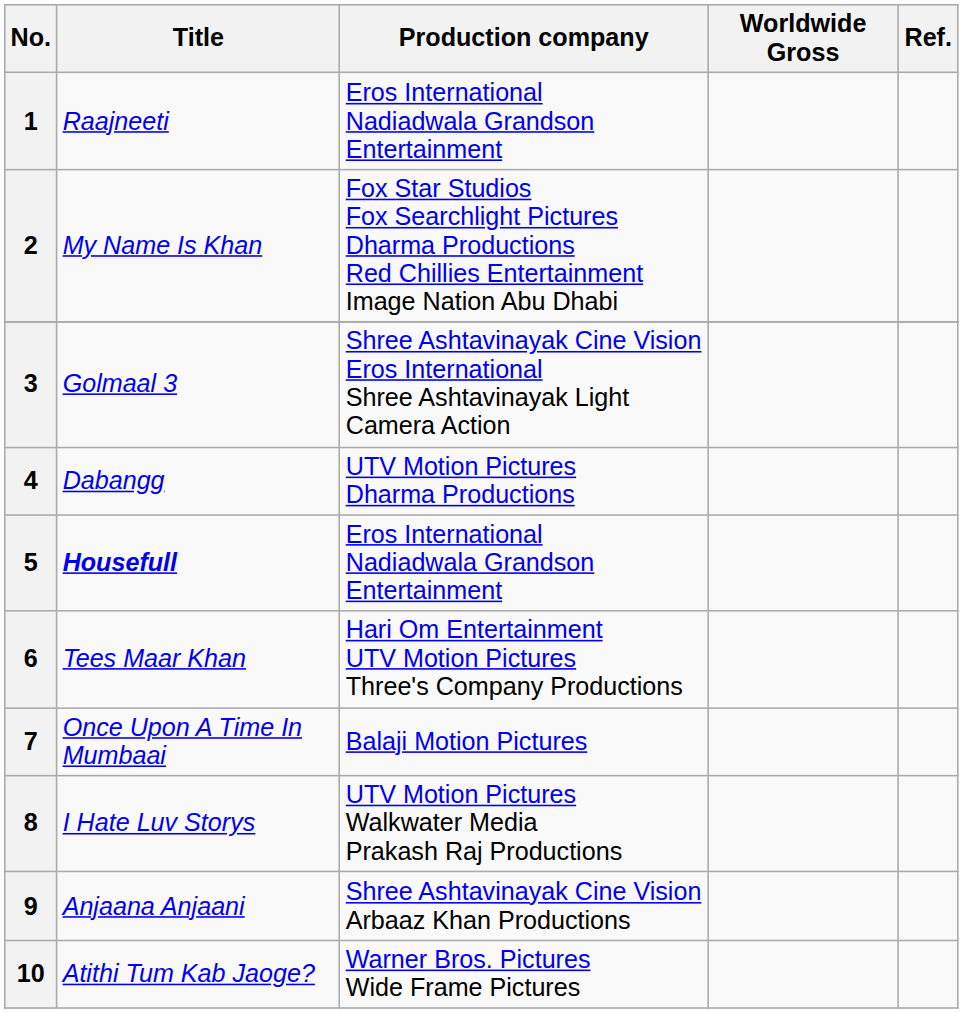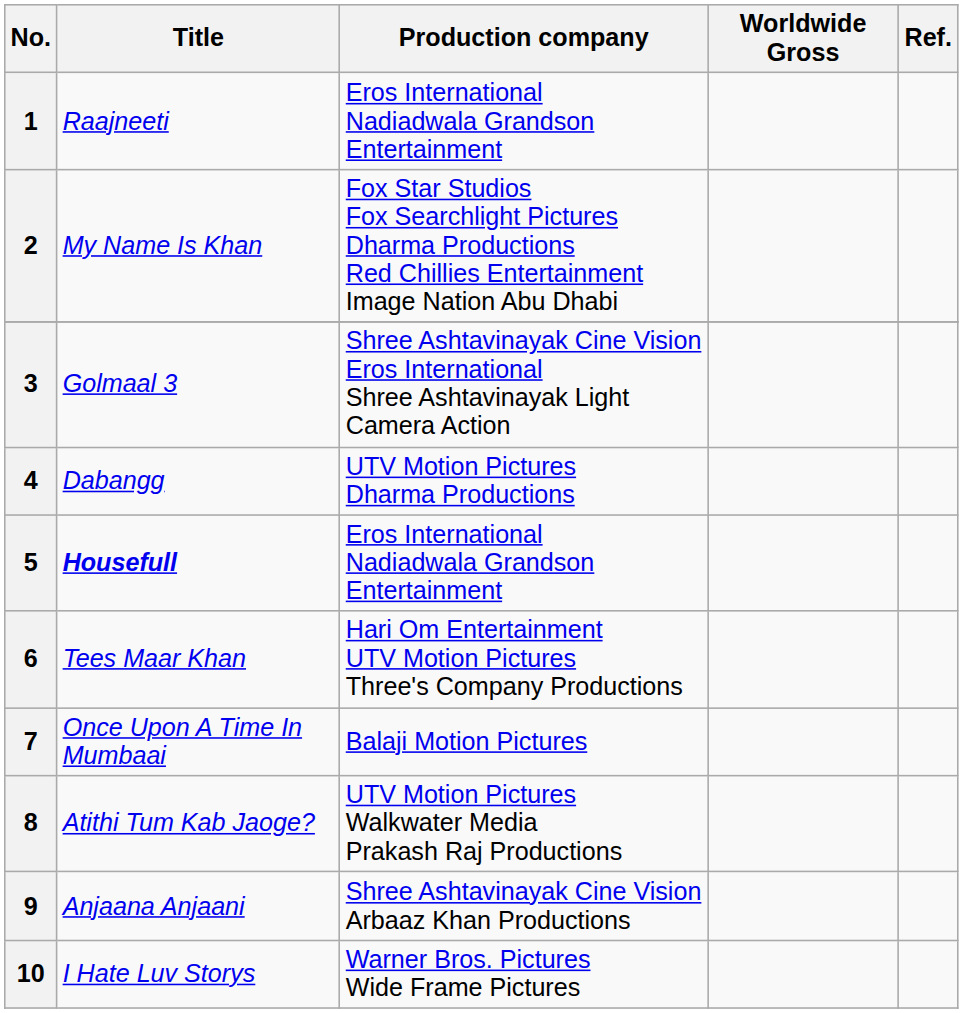(159, 823) I Hate Luv Storys -> (189, 823) Atithi Tum Kab Jaoge?
(189, 973) Atithi Tum Kab Jaoge? -> (159, 973) I Hate Luv Storys
